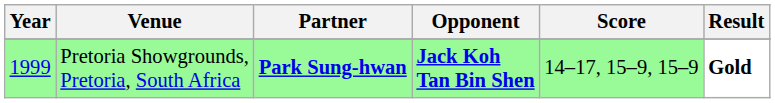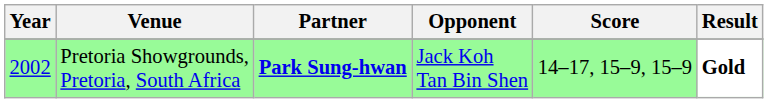(30, 67) 1999 -> (30, 67) 2002
(476, 67) bold -> (472, 67) normal
